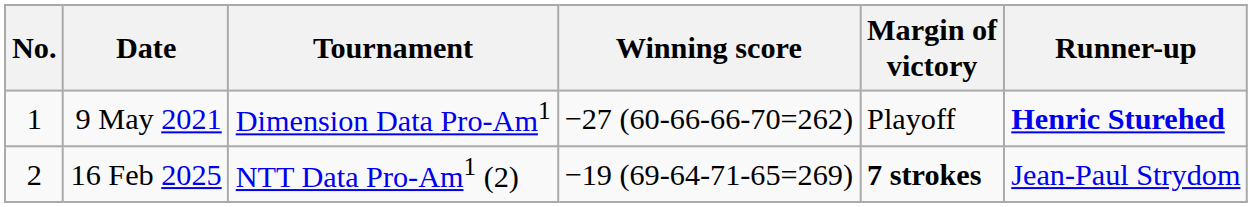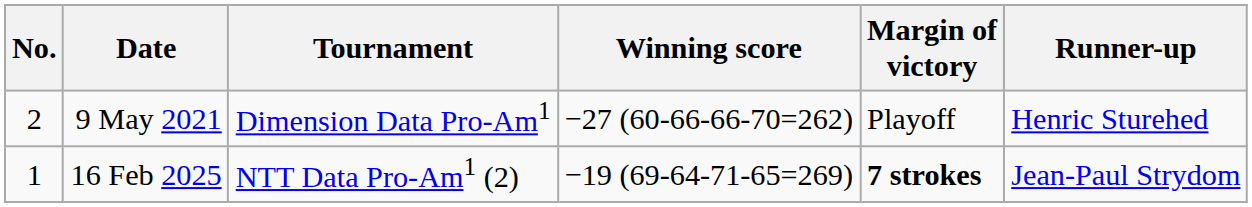(34, 118) 1 -> (34, 118) 2
(1118, 118) bold -> (1110, 118) normal
(34, 174) 2 -> (34, 174) 1
